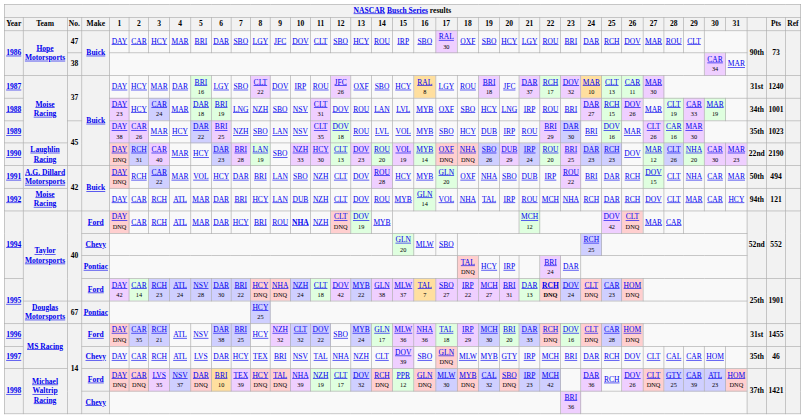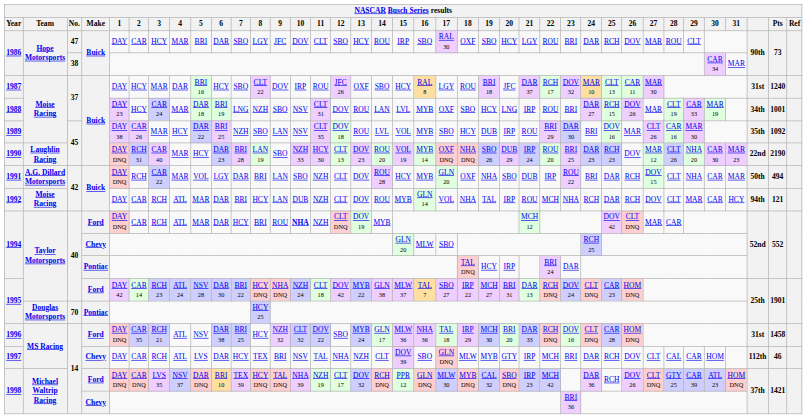(221, 87) LGY -> (221, 87) HCY
(776, 132) 1023 -> (778, 132) 1092
(221, 177) HCY -> (221, 177) LGY
(550, 289) bold -> (550, 289) normal
(74, 312) 67 -> (74, 312) 70
(776, 335) 1455 -> (778, 335) 1458
(757, 357) 35th -> (758, 357) 112th
